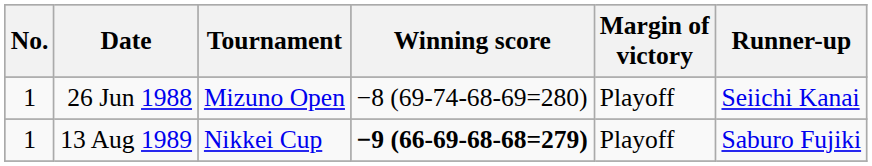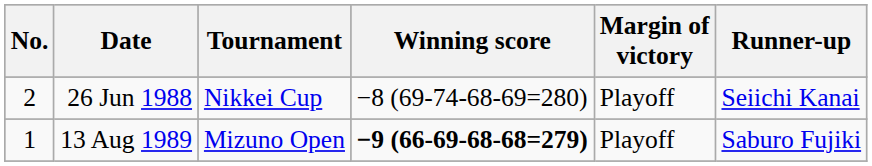(30, 98) 1 -> (30, 98) 2
(274, 98) Mizuno Open -> (263, 98) Nikkei Cup
(263, 140) Nikkei Cup -> (274, 140) Mizuno Open
